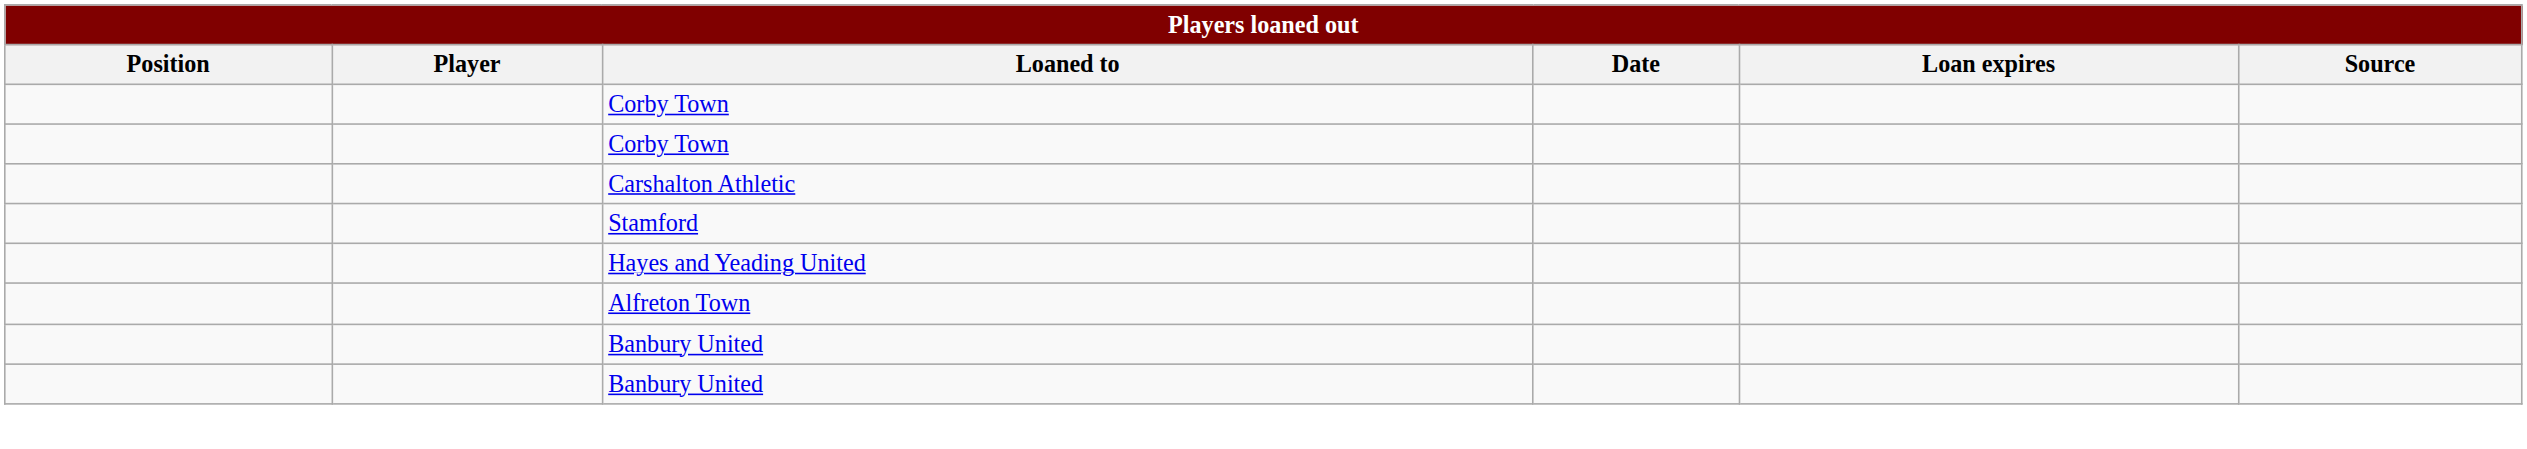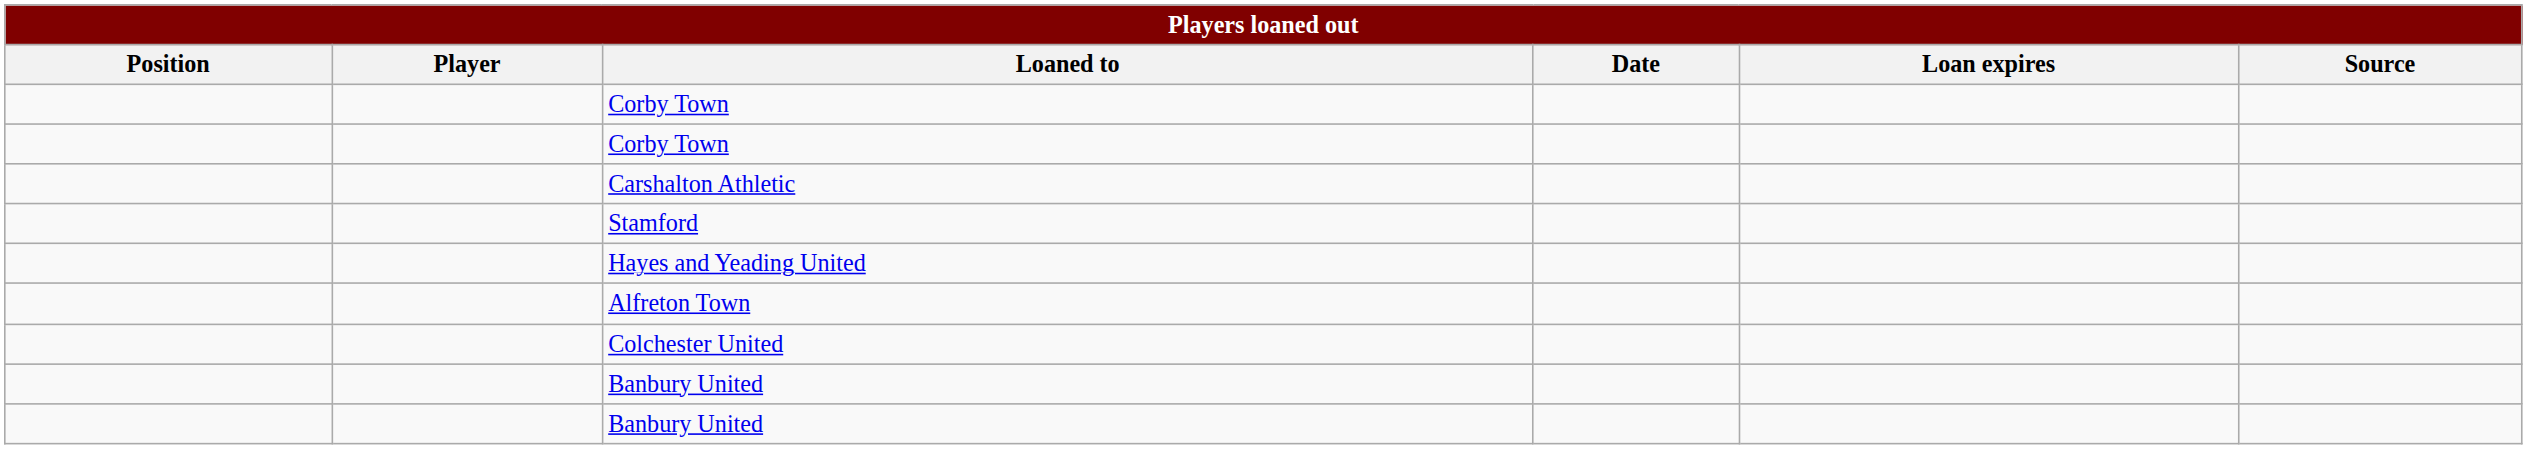+ row: (168, 344)
